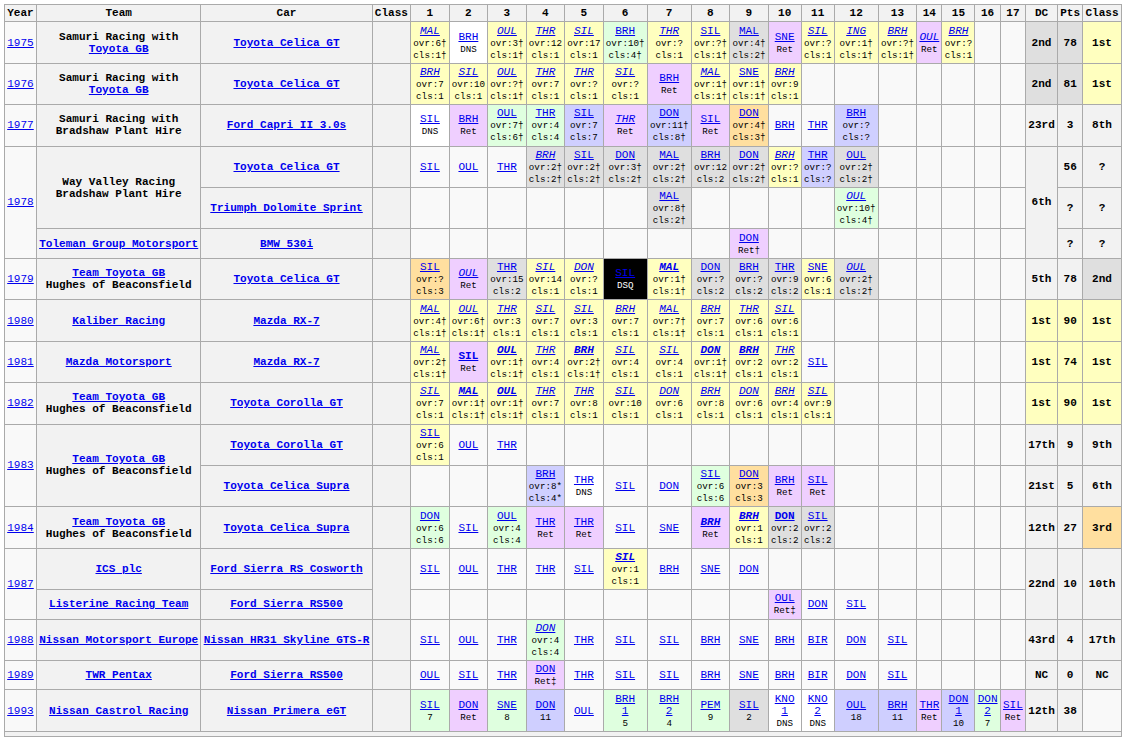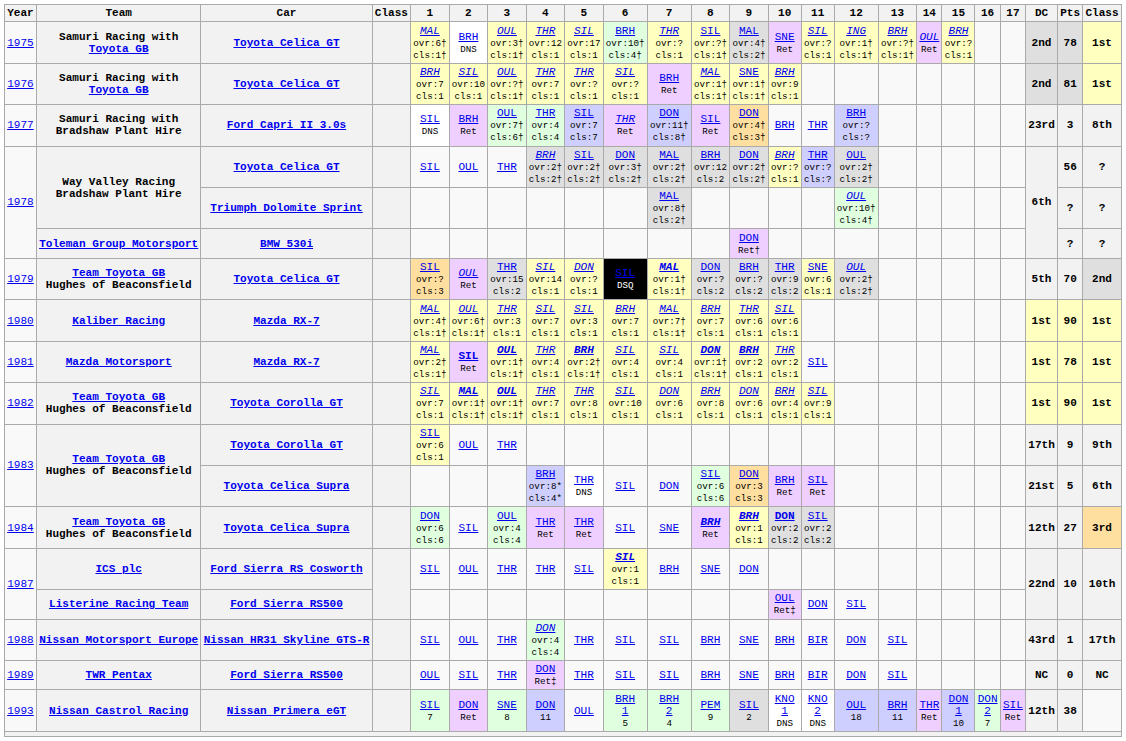(1070, 279) 78 -> (1070, 279) 70
(1070, 362) 74 -> (1070, 362) 78
(1070, 640) 4 -> (1070, 640) 1
